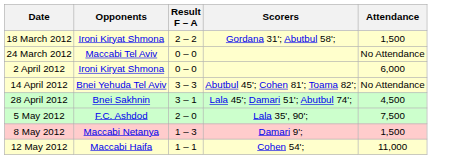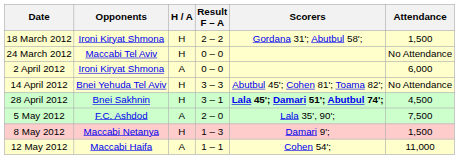+ column: (182, 17)
(281, 100) normal -> (308, 100) bold
